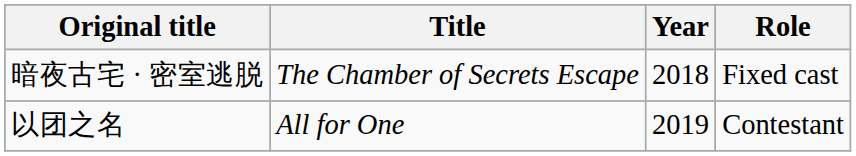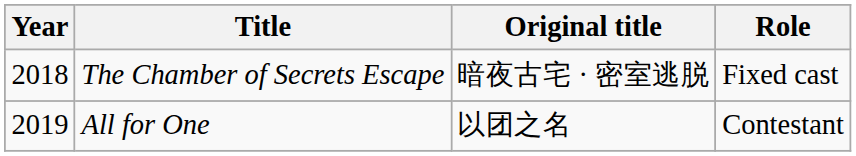columns swapped: (681, 27) <-> (137, 27)
